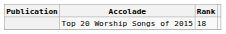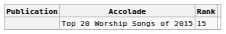(201, 23) 18 -> (201, 23) 15
